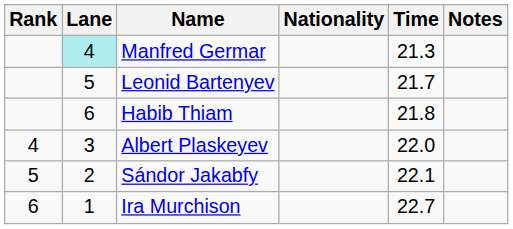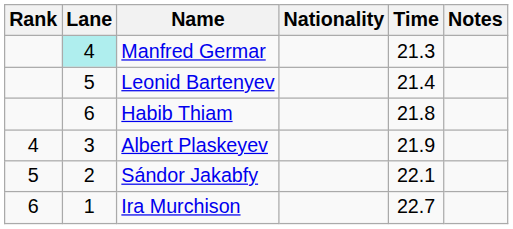(416, 82) 21.7 -> (416, 82) 21.4
(416, 144) 22.0 -> (416, 144) 21.9
